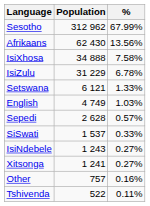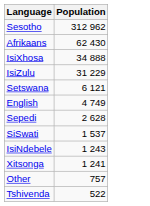- column: (126, 12)
